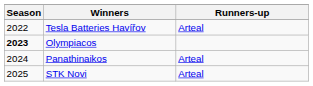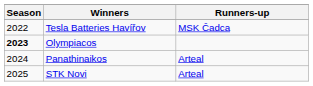(191, 28) Arteal -> (204, 28) MSK Čadca
